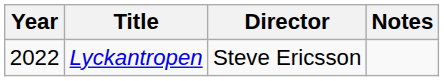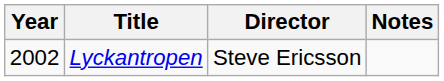(35, 57) 2022 -> (35, 57) 2002
